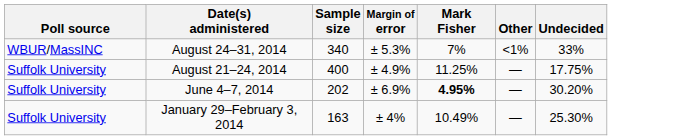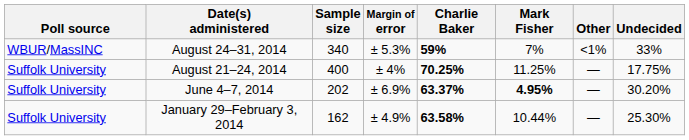+ column: (456, 21)
(391, 69) ± 4.9% -> (391, 69) ± 4%
(338, 117) 163 -> (338, 117) 162
(391, 117) ± 4% -> (391, 117) ± 4.9%
(456, 117) 10.49% -> (534, 117) 10.44%
